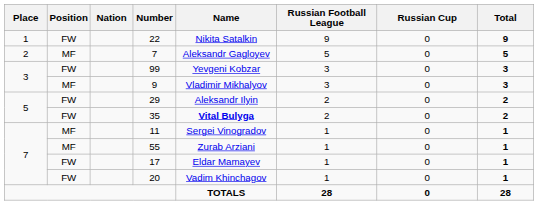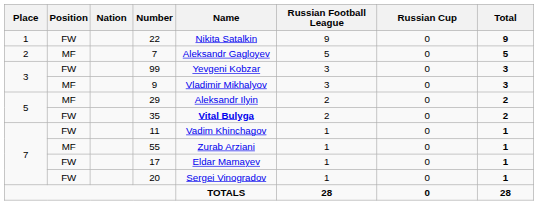(69, 100) FW -> (69, 100) MF
(69, 131) MF -> (69, 131) FW
(226, 131) Sergei Vinogradov -> (226, 131) Vadim Khinchagov
(226, 177) Vadim Khinchagov -> (226, 177) Sergei Vinogradov
